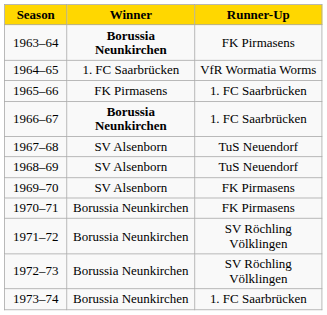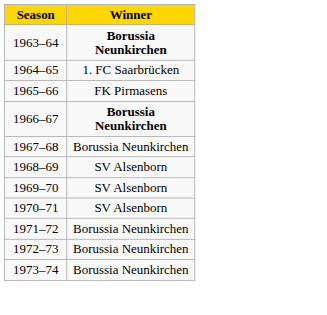- column: (258, 14)
(131, 146) SV Alsenborn -> (131, 146) Borussia Neunkirchen
(131, 208) Borussia Neunkirchen -> (131, 208) SV Alsenborn
